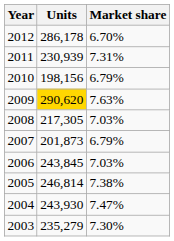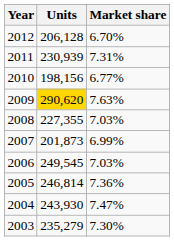(62, 36) 286,178 -> (62, 36) 206,128
(107, 78) 6.79% -> (107, 78) 6.77%
(62, 120) 217,305 -> (62, 120) 227,355
(107, 141) 6.79% -> (107, 141) 6.99%
(62, 162) 243,845 -> (62, 162) 249,545
(107, 183) 7.38% -> (107, 183) 7.36%
